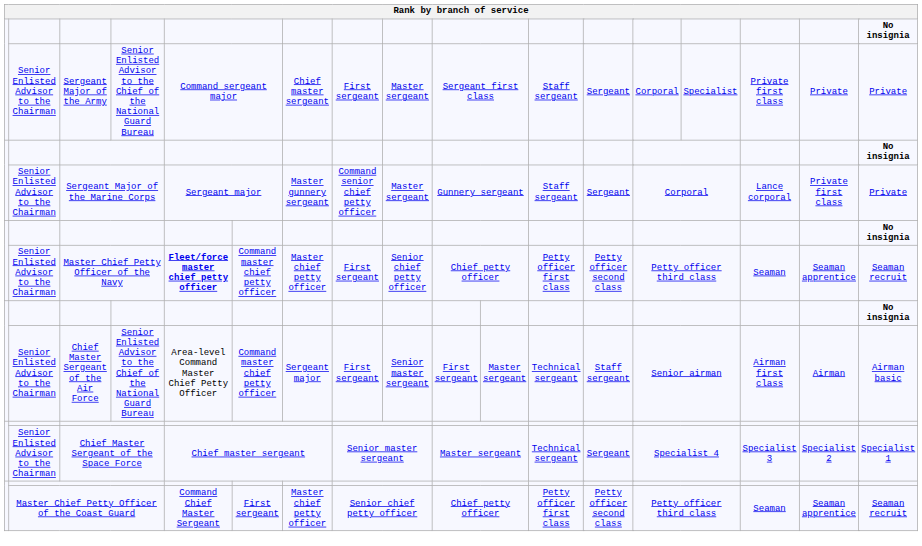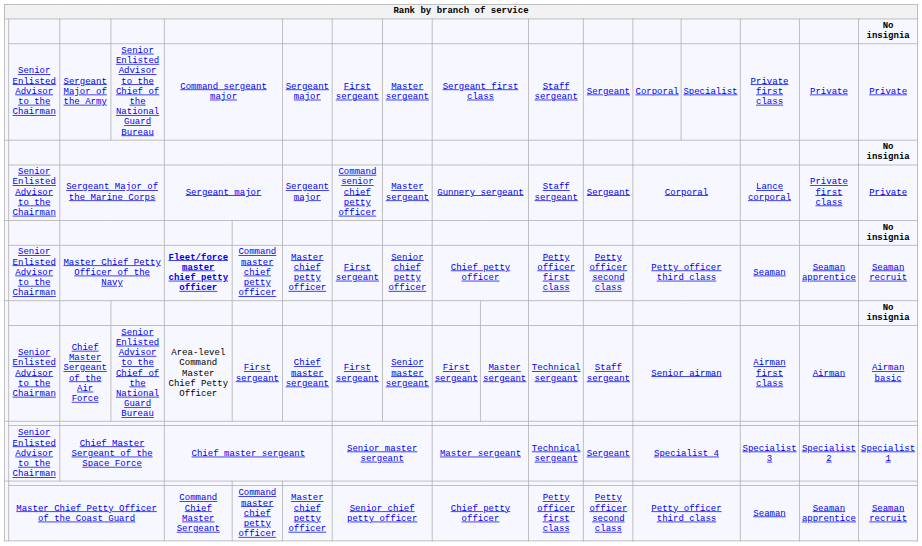(307, 92) Chief master sergeant -> (307, 92) Sergeant major
(307, 192) Master gunnery sergeant -> (307, 192) Sergeant major
(257, 373) Command master chief petty officer -> (257, 373) First sergeant
(307, 373) Sergeant major -> (307, 373) Chief master sergeant
(257, 508) First sergeant -> (257, 513) Command master chief petty officer
